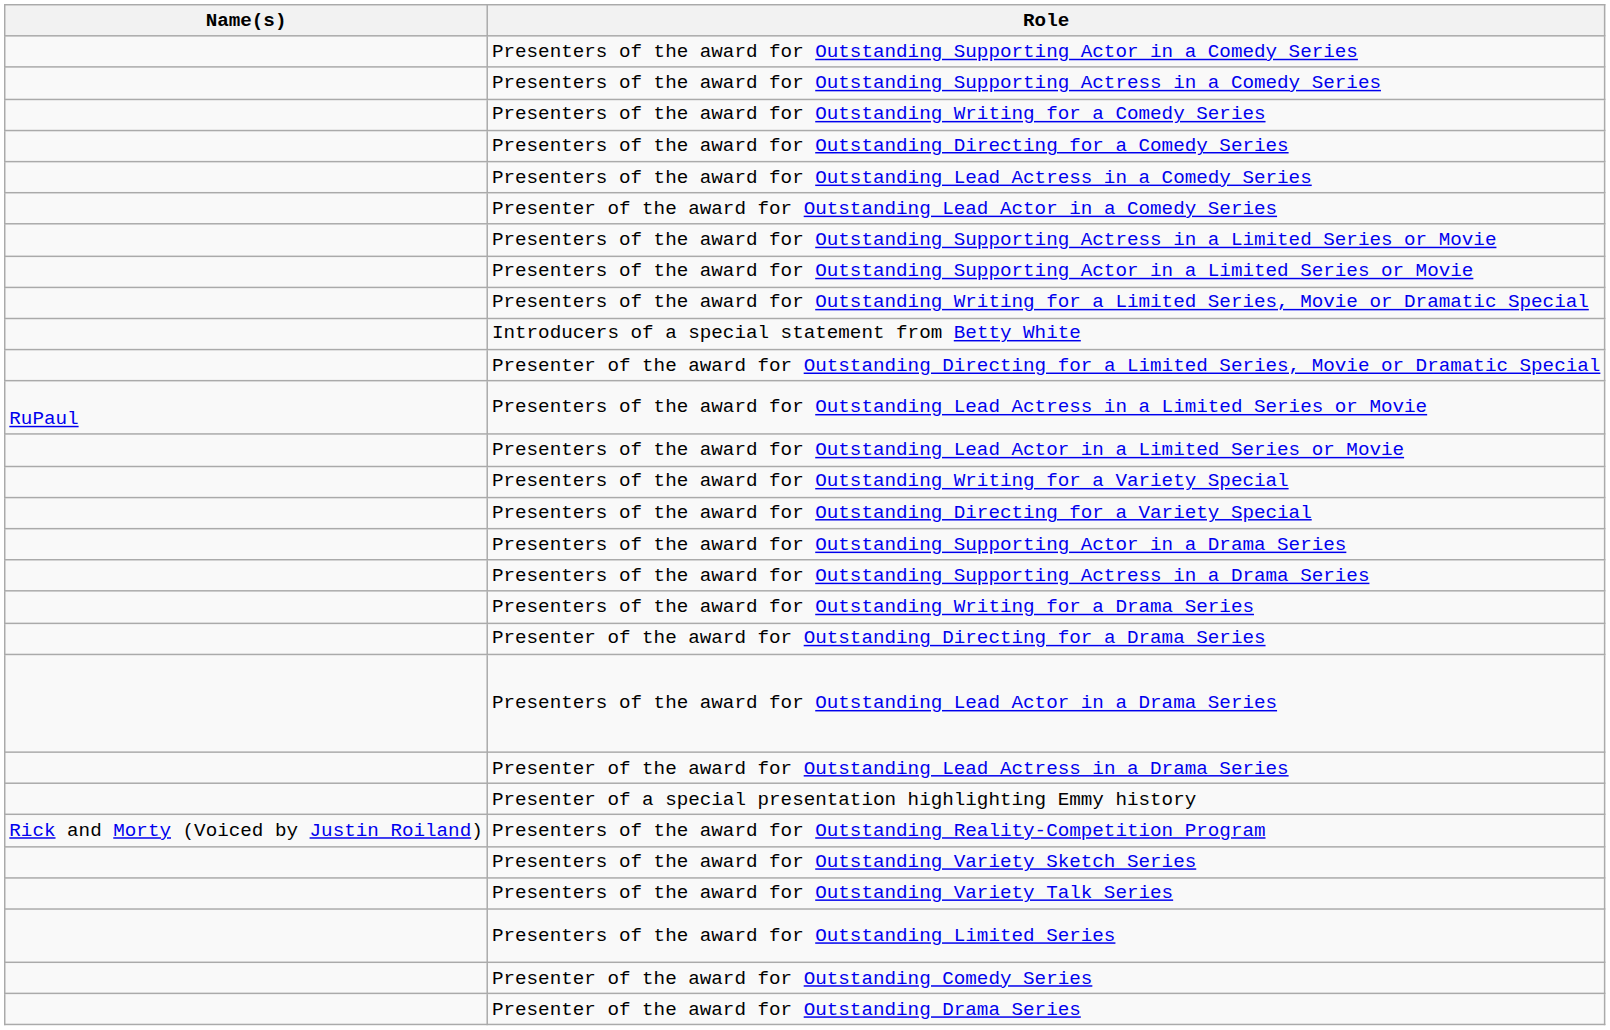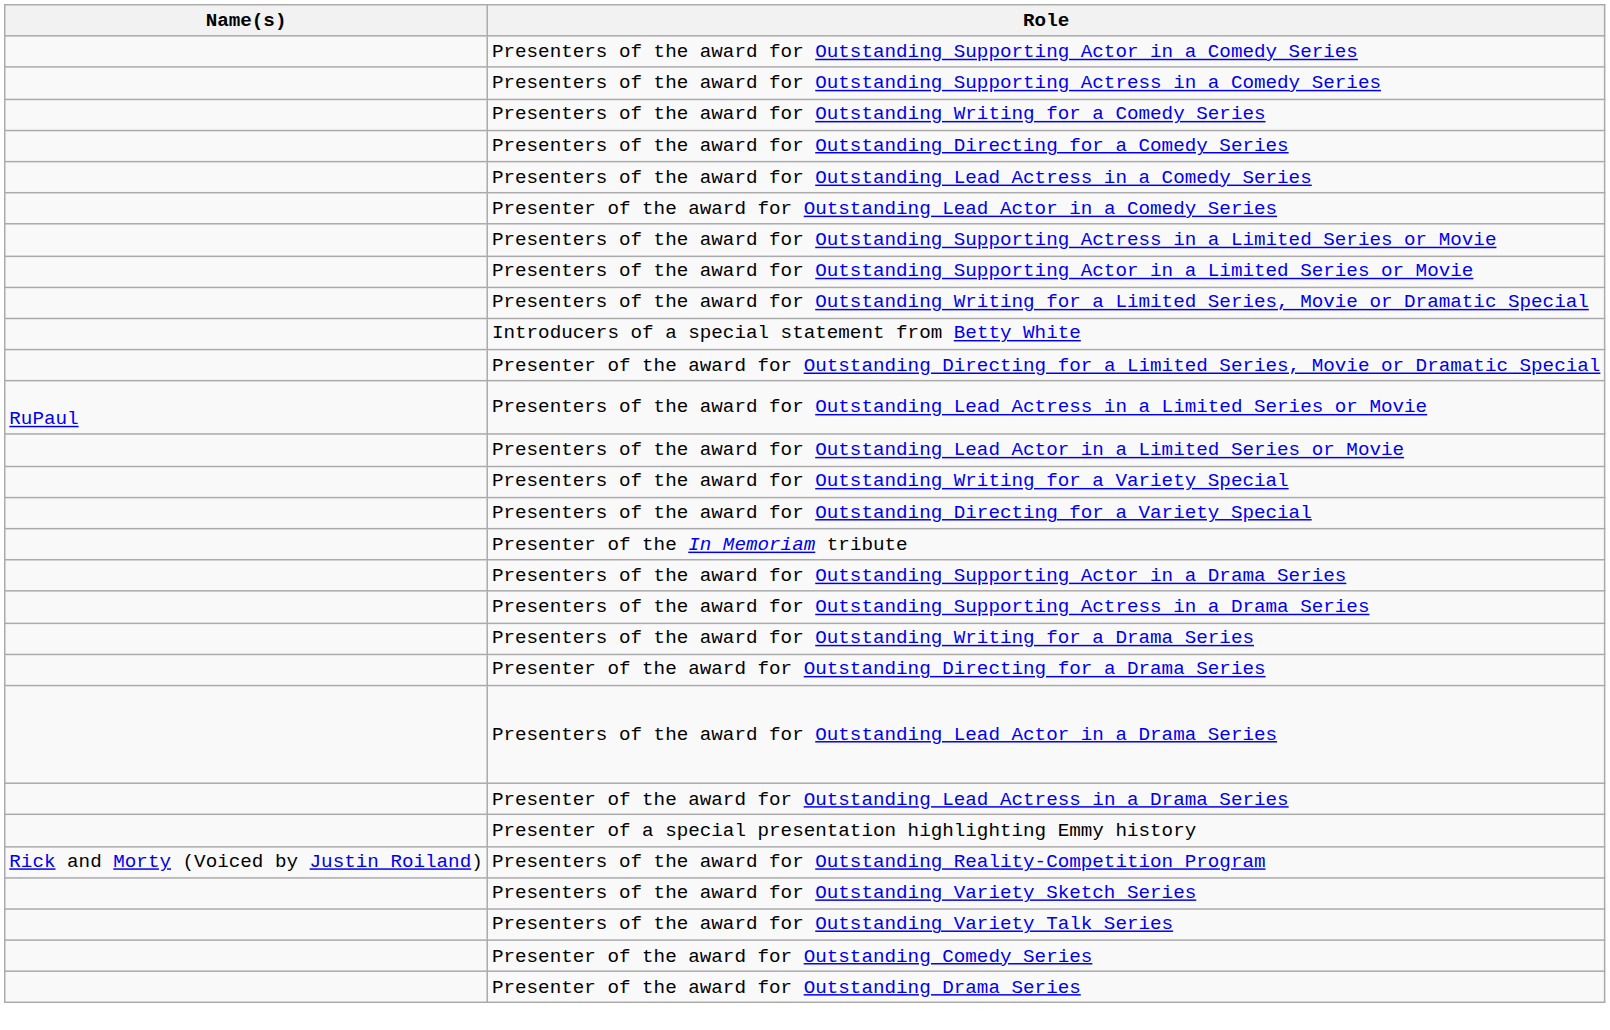+ row: (700, 544)
- row: (804, 936)
